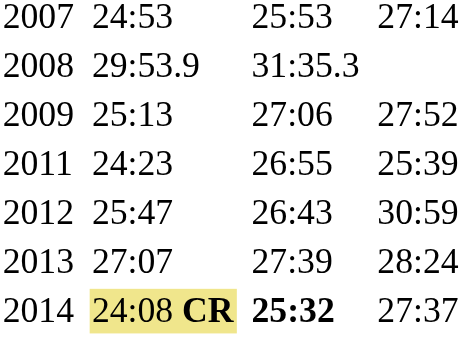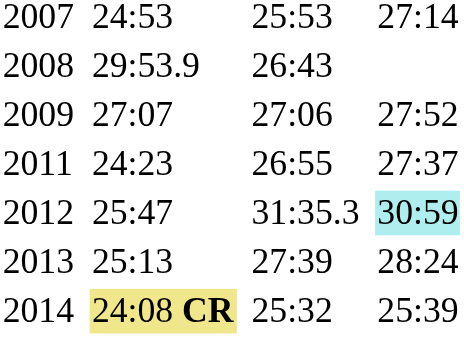(305, 65) 31:35.3 -> (292, 65) 26:43
(133, 114) 25:13 -> (133, 114) 27:07
(418, 163) 25:39 -> (418, 163) 27:37
(292, 212) 26:43 -> (305, 212) 31:35.3
(418, 212) no background -> (418, 212) paleturquoise background
(133, 261) 27:07 -> (133, 261) 25:13
(293, 310) bold -> (292, 310) normal
(418, 310) 27:37 -> (418, 310) 25:39
